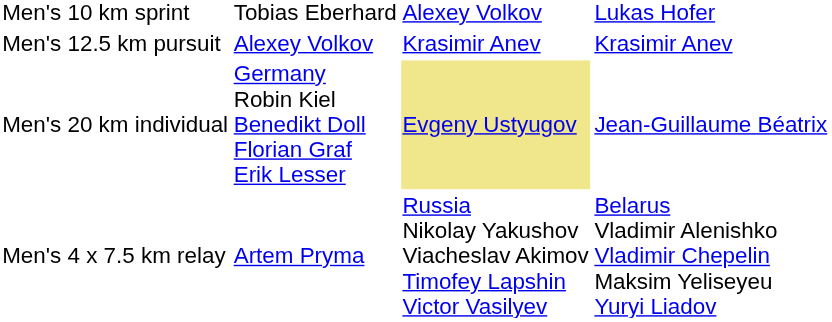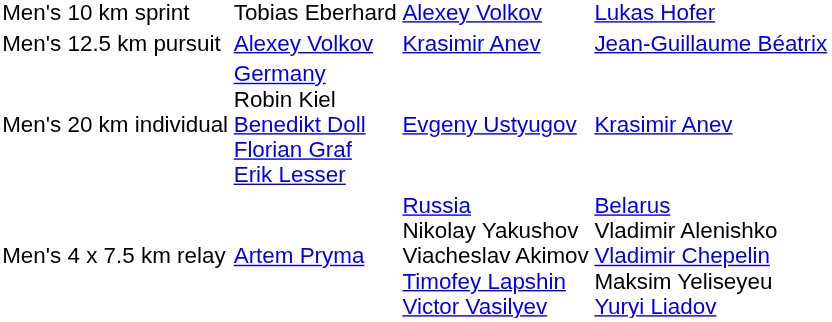(663, 43) Krasimir Anev -> (711, 43) Jean-Guillaume Béatrix
(490, 124) khaki background -> (490, 124) no background
(711, 124) Jean-Guillaume Béatrix -> (663, 124) Krasimir Anev
